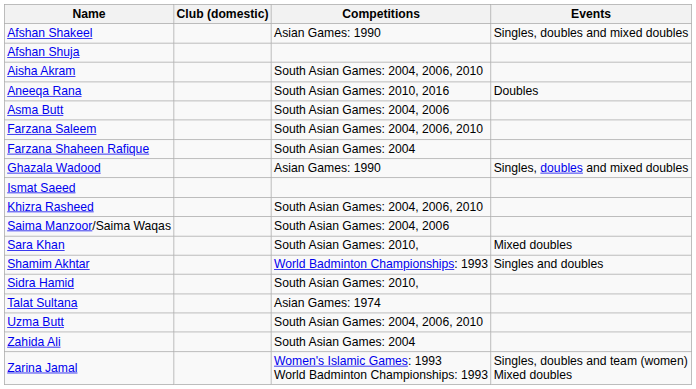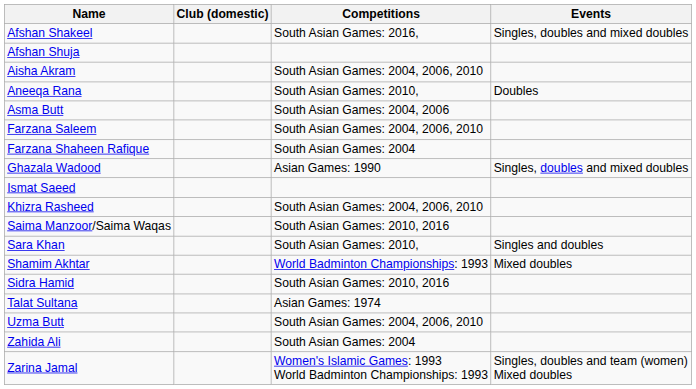(327, 33) Asian Games: 1990 -> (346, 33) South Asian Games: 2016,
(362, 91) South Asian Games: 2010, 2016 -> (346, 91) South Asian Games: 2010,
(362, 226) South Asian Games: 2004, 2006 -> (362, 226) South Asian Games: 2010, 2016
(533, 245) Mixed doubles -> (548, 245) Singles and doubles
(548, 264) Singles and doubles -> (533, 264) Mixed doubles
(346, 284) South Asian Games: 2010, -> (362, 284) South Asian Games: 2010, 2016
